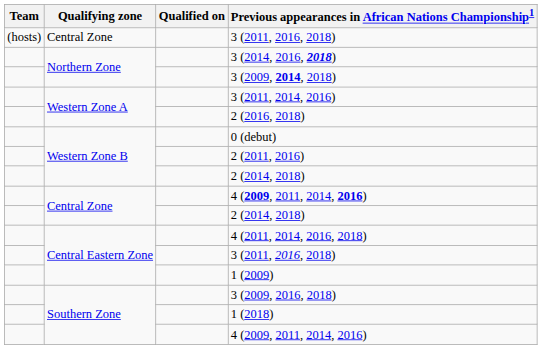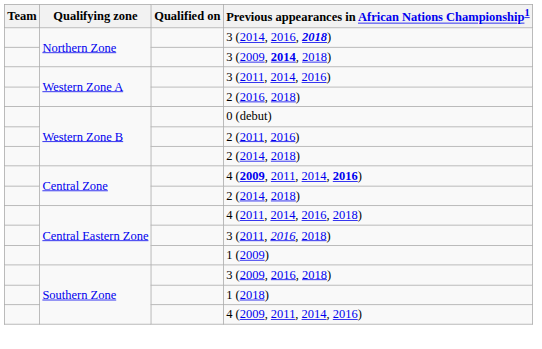- row: (80, 37)
